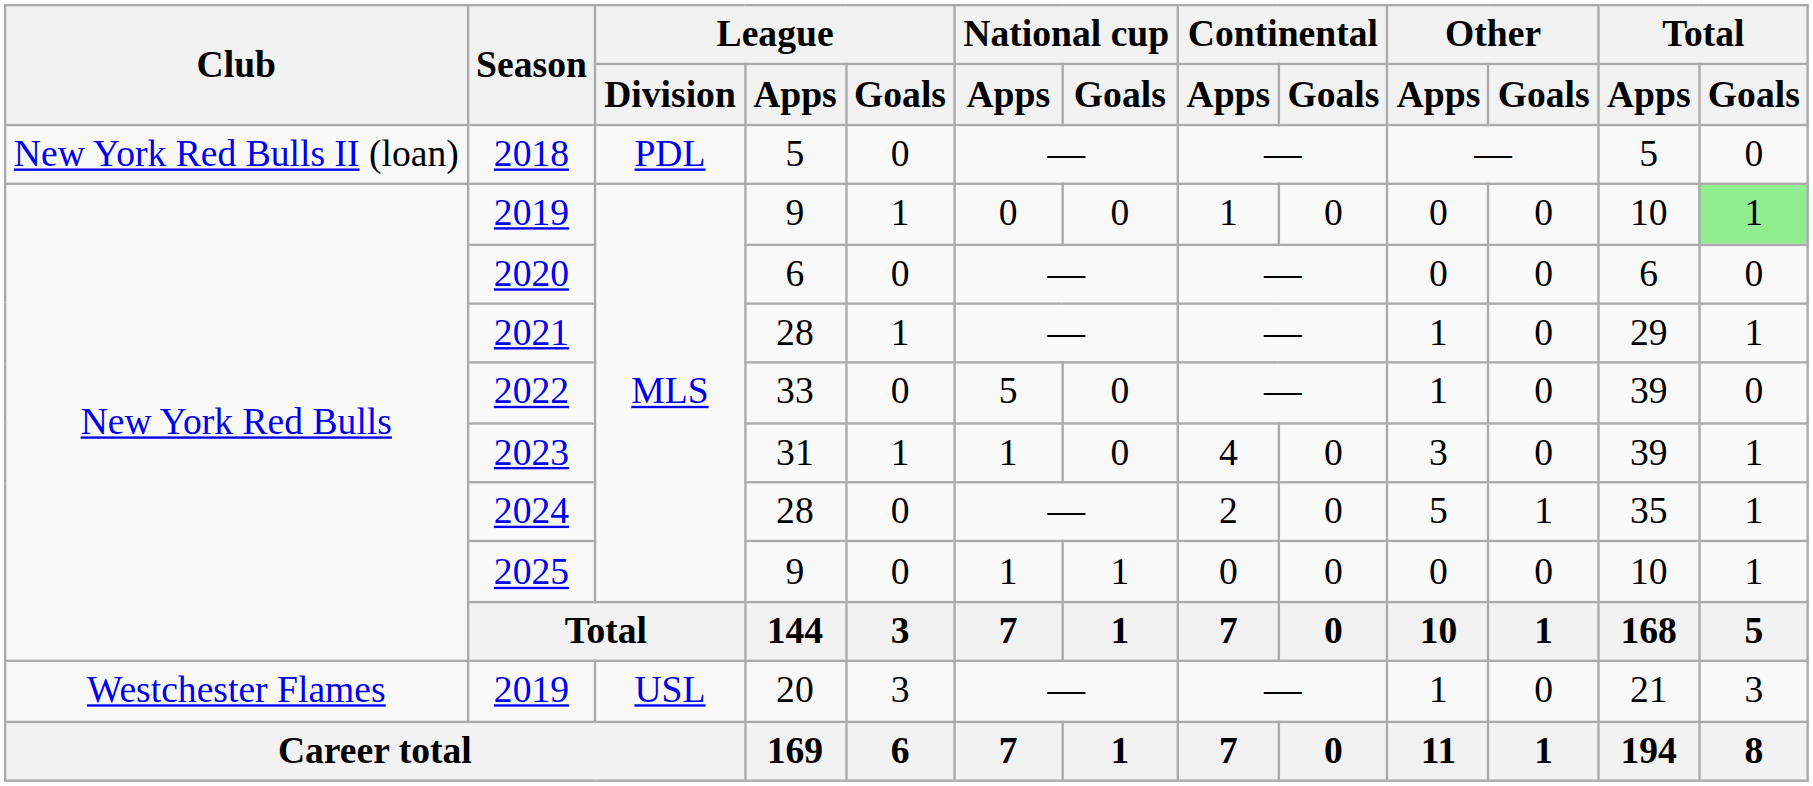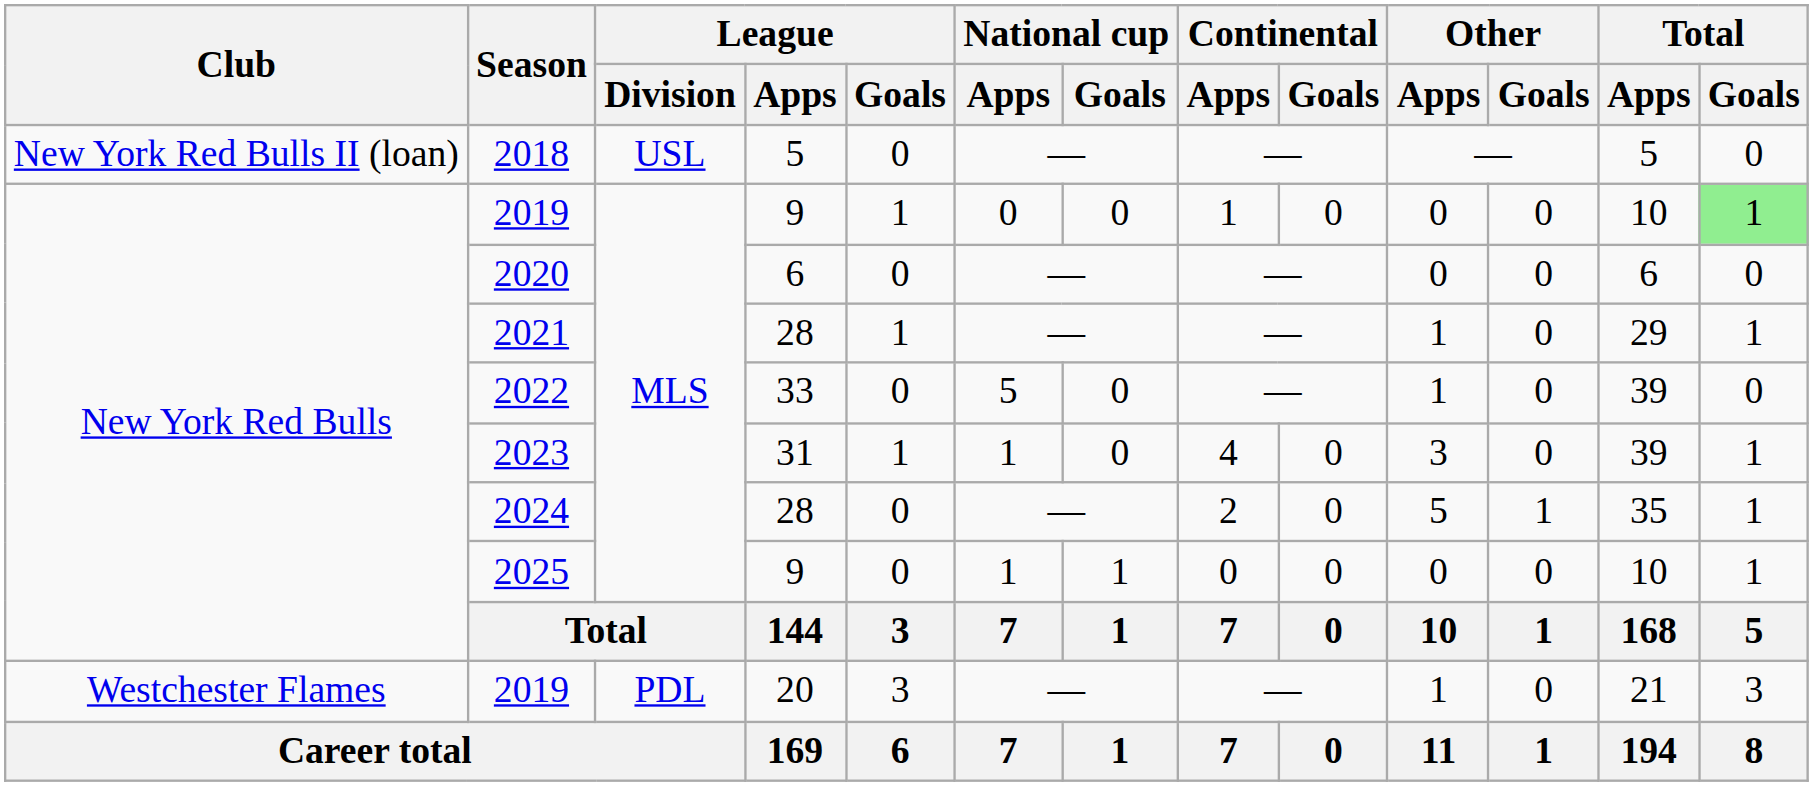(670, 153) PDL -> (670, 153) USL
(670, 690) USL -> (670, 690) PDL
